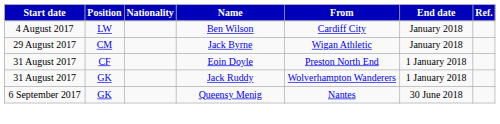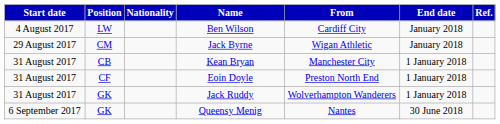+ row: (230, 62)
